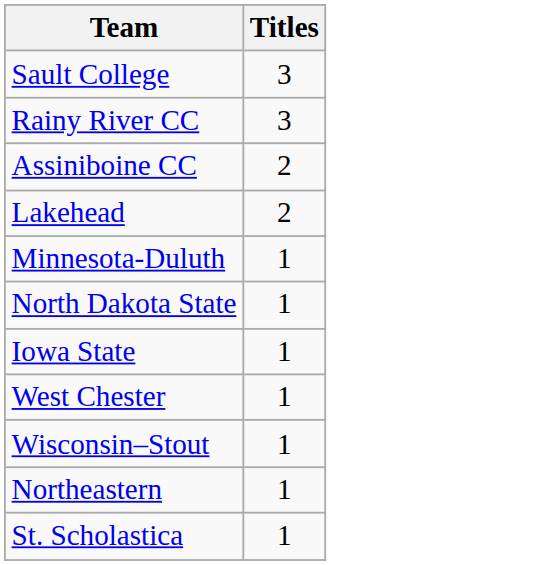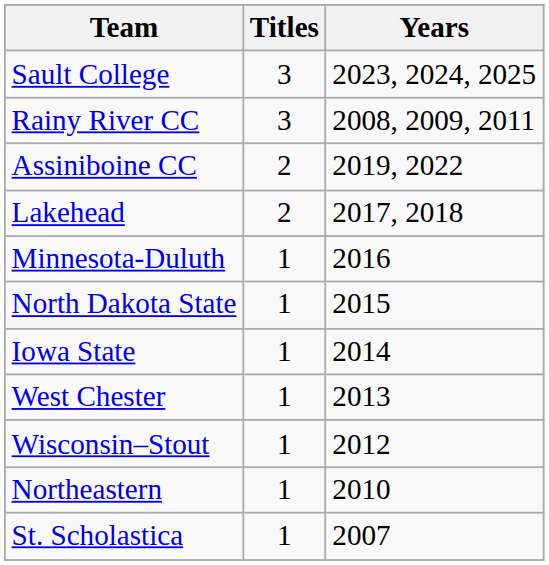+ column: (434, 27)
